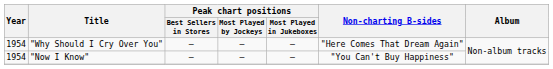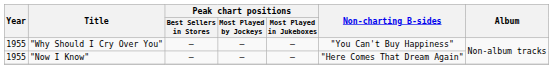(16, 44) 1954 -> (16, 44) 1955
(392, 44) "Here Comes That Dream Again" -> (392, 44) "You Can't Buy Happiness"
(16, 57) 1954 -> (16, 57) 1955
(392, 57) "You Can't Buy Happiness" -> (392, 57) "Here Comes That Dream Again"
